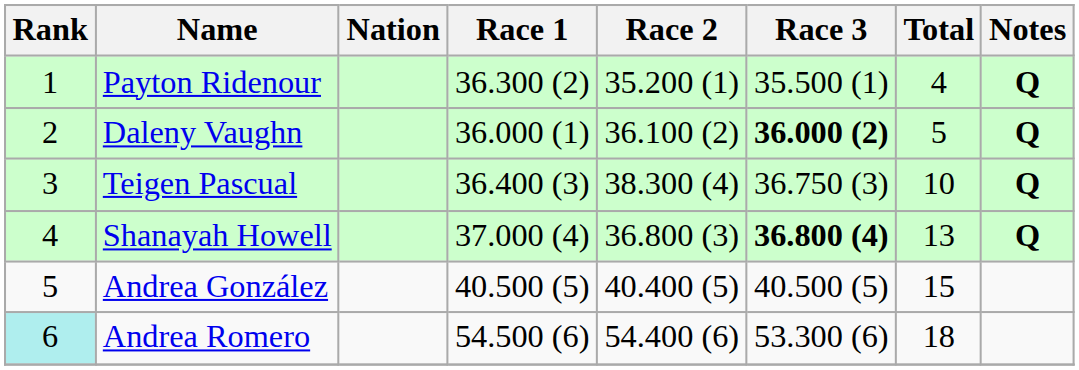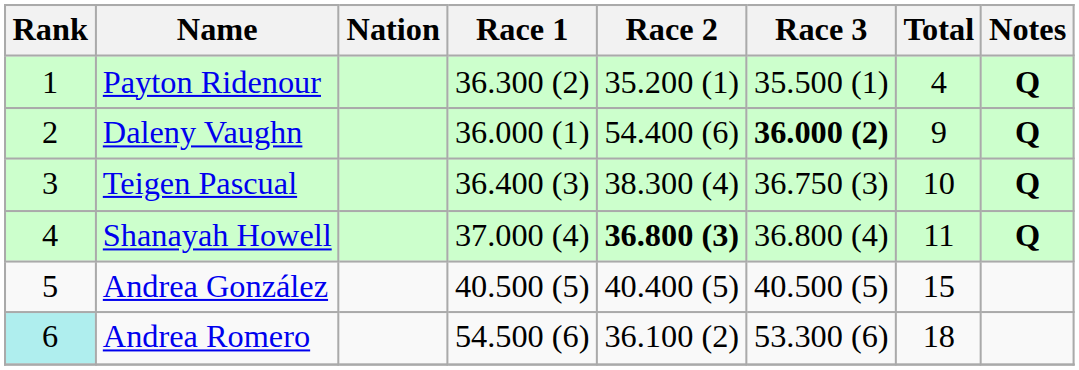(672, 132) 36.100 (2) -> (672, 132) 54.400 (6)
(939, 132) 5 -> (939, 132) 9
(672, 235) normal -> (672, 235) bold
(821, 235) bold -> (821, 235) normal
(939, 235) 13 -> (939, 235) 11
(672, 337) 54.400 (6) -> (672, 337) 36.100 (2)
